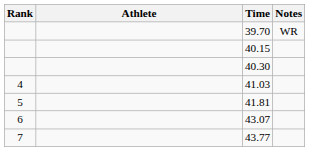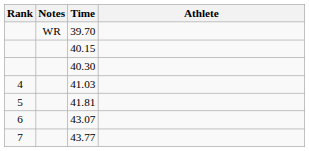columns swapped: (139, 13) <-> (289, 13)
